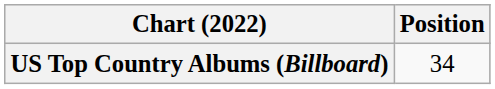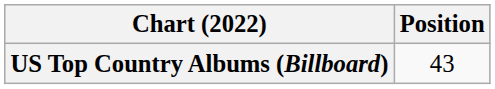(442, 63) 34 -> (442, 63) 43
